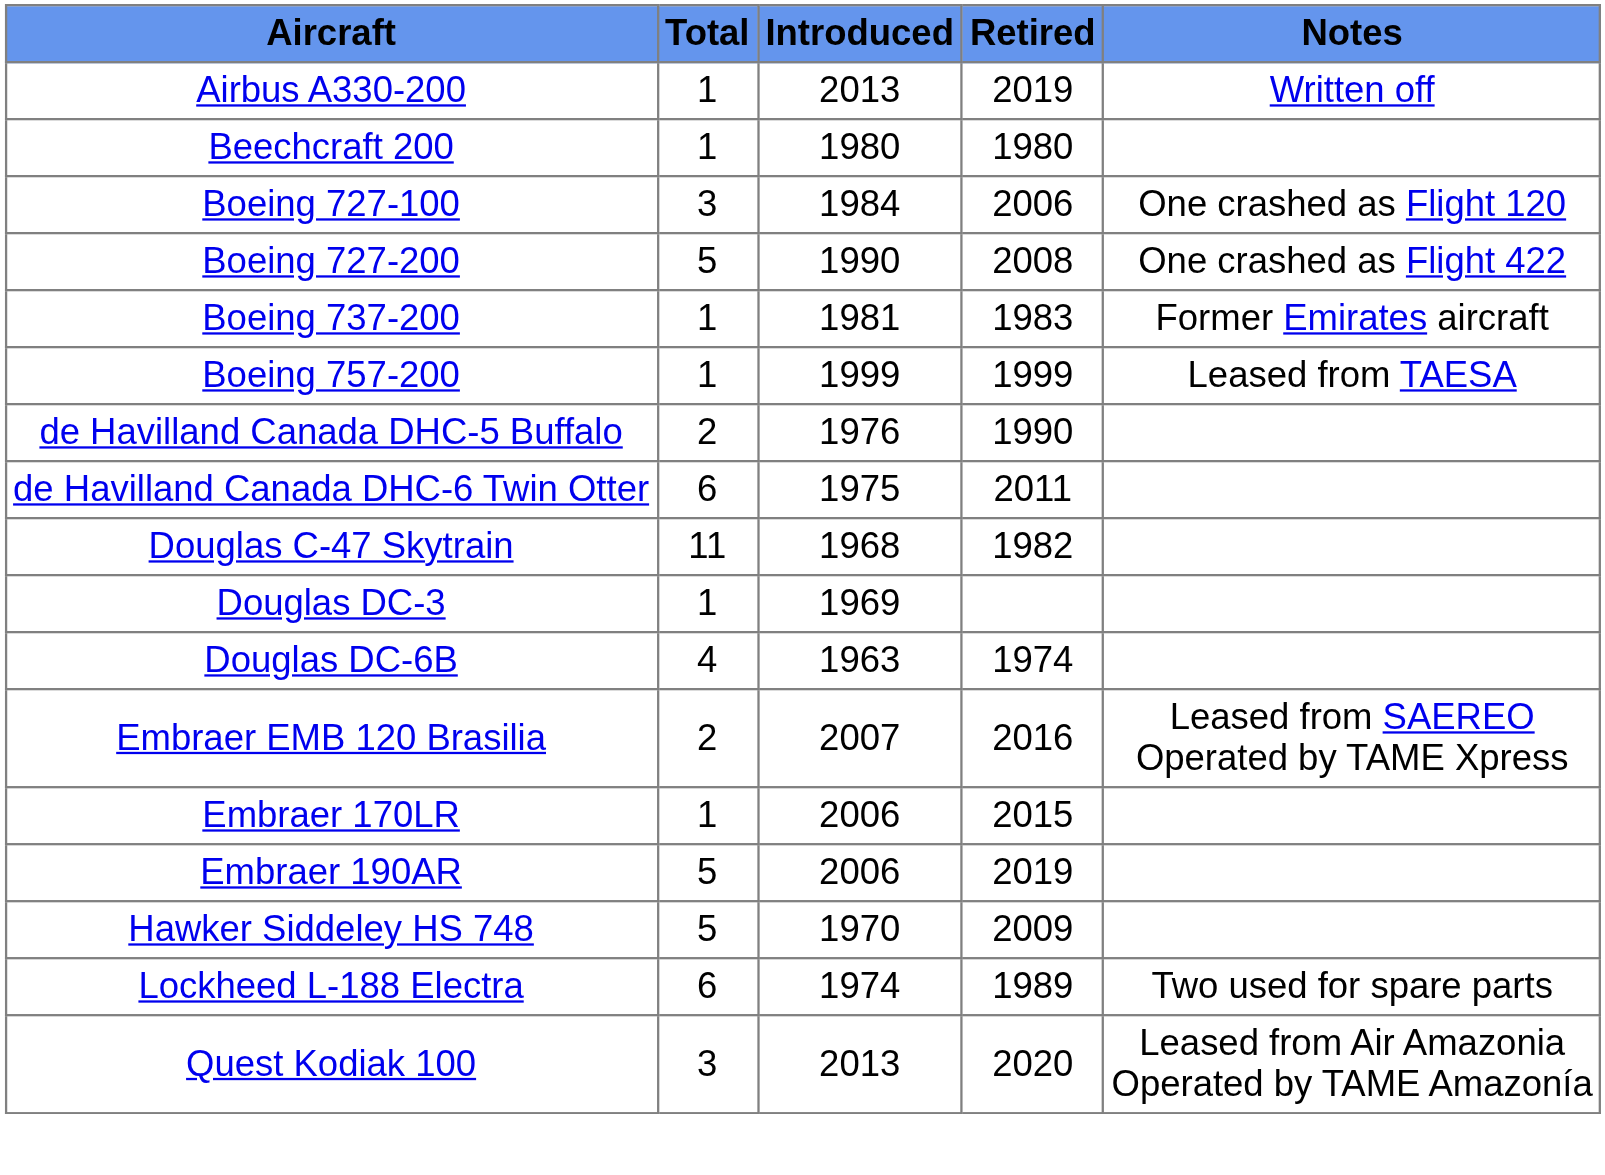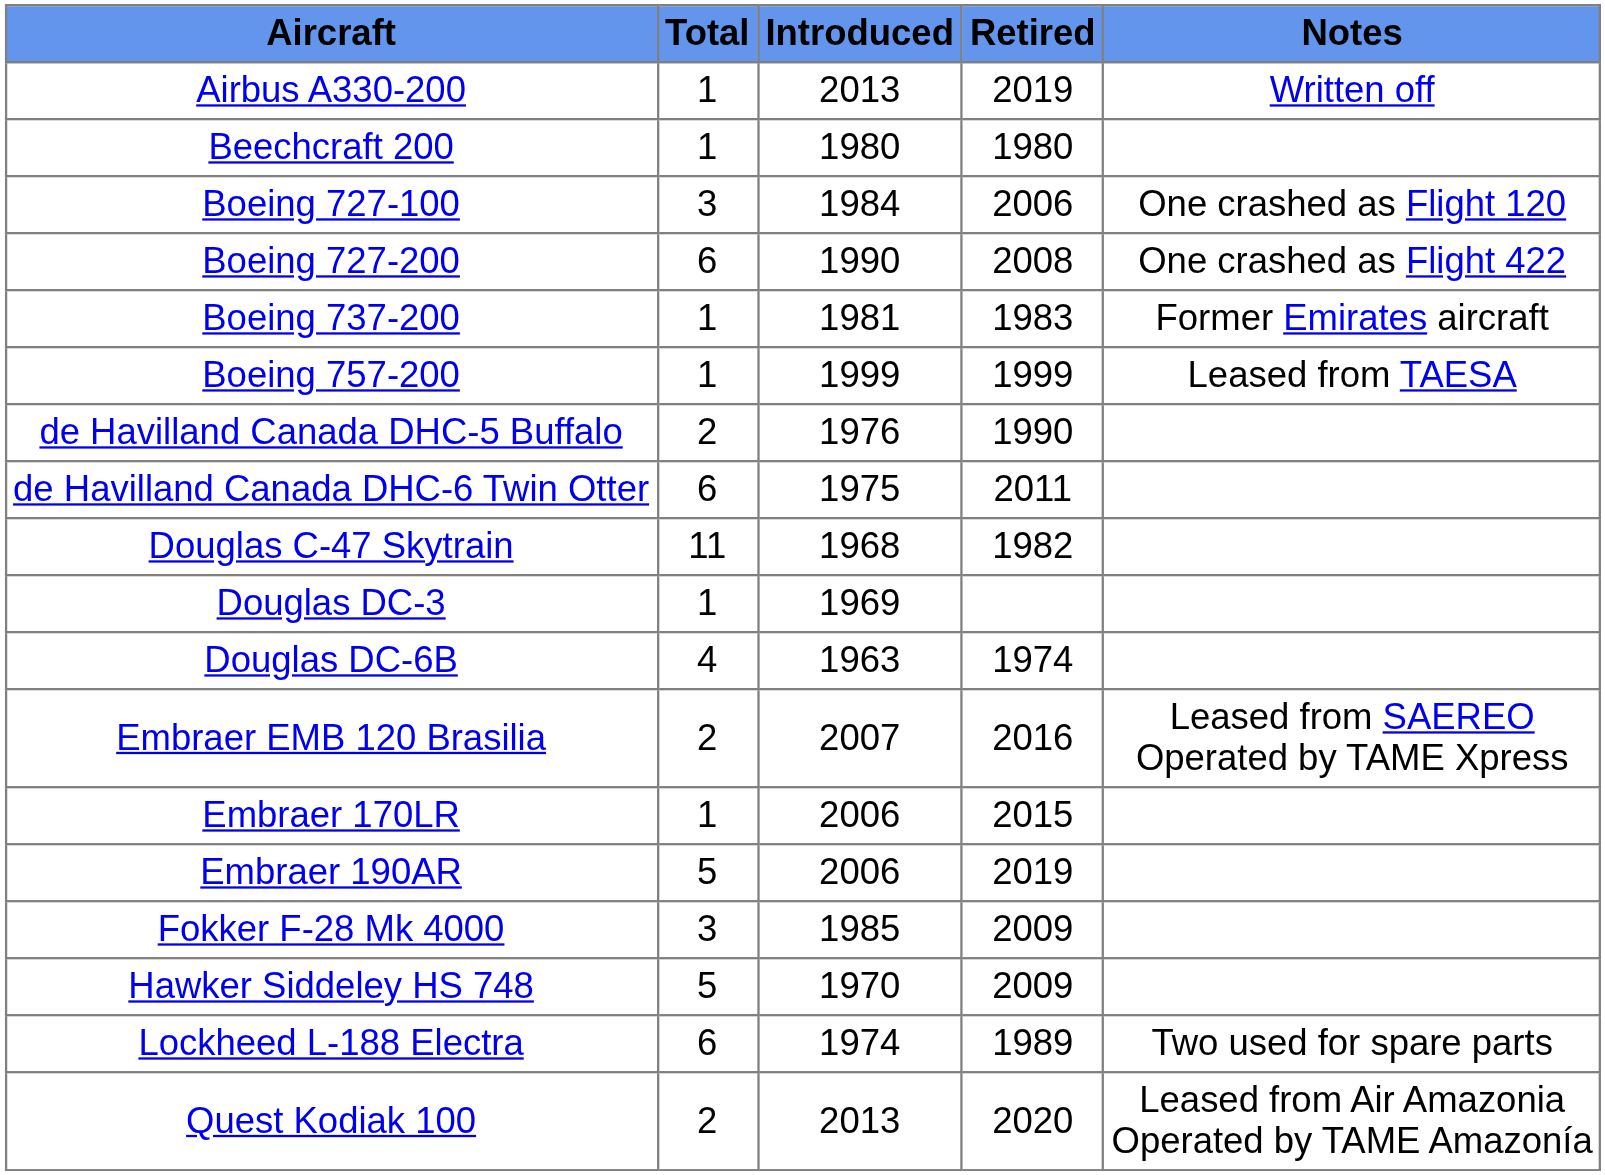(707, 260) 5 -> (707, 260) 6
+ row: (331, 929)
(707, 1063) 3 -> (707, 1120) 2
